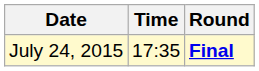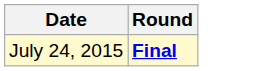- column: (156, 19)
